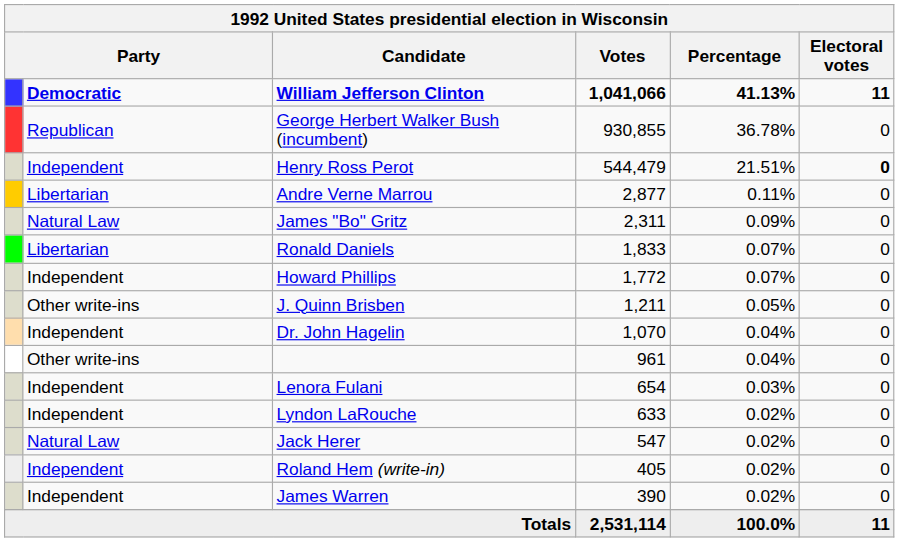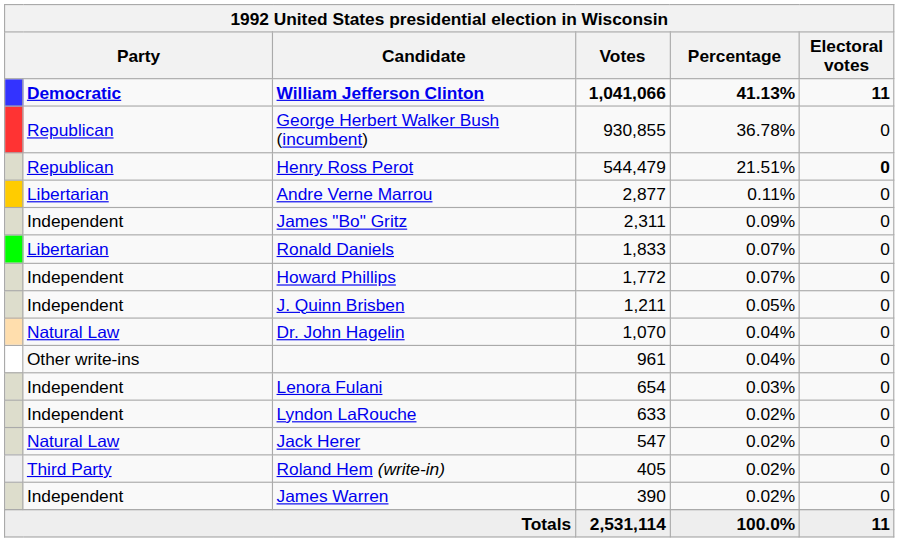(75, 167) Independent -> (70, 167) Republican
(73, 222) Natural Law -> (75, 222) Independent
(83, 304) Other write-ins -> (75, 304) Independent
(75, 332) Independent -> (73, 332) Natural Law
(75, 469) Independent -> (69, 469) Third Party
